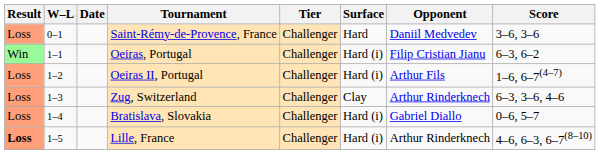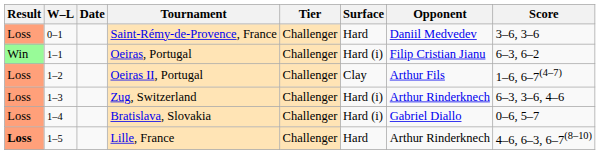(363, 75) Hard (i) -> (355, 75) Clay
(355, 96) Clay -> (363, 96) Hard (i)
(363, 138) Hard (i) -> (356, 138) Hard
